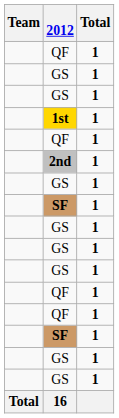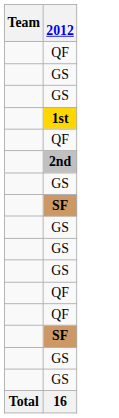- column: (95, 23)
